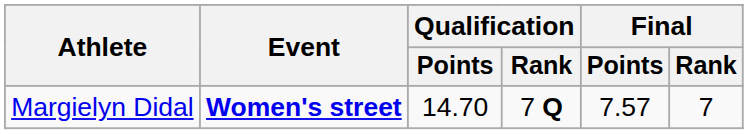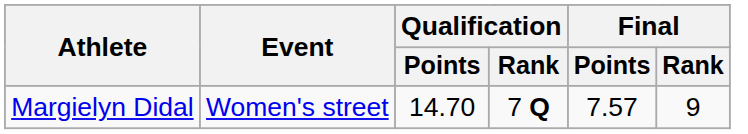(304, 108) bold -> (297, 108) normal
(706, 108) 7 -> (693, 108) 9
